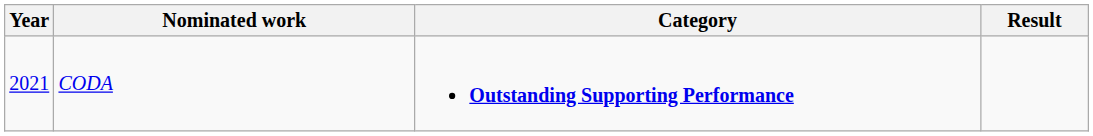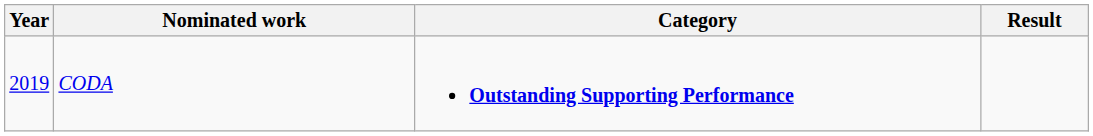(29, 83) 2021 -> (29, 83) 2019
